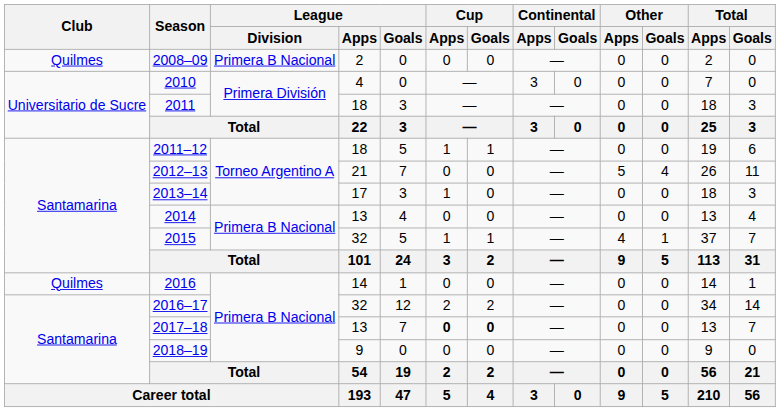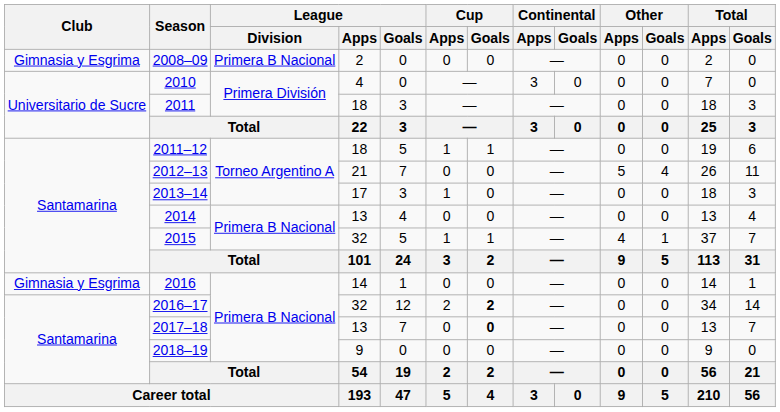(77, 60) Quilmes -> (77, 60) Gimnasia y Esgrima
(77, 283) Quilmes -> (77, 283) Gimnasia y Esgrima
(490, 305) normal -> (490, 305) bold
(447, 328) bold -> (447, 328) normal
